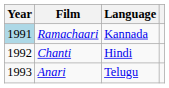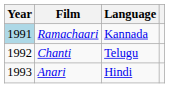(118, 53) Hindi -> (121, 53) Telugu
(121, 72) Telugu -> (118, 72) Hindi
